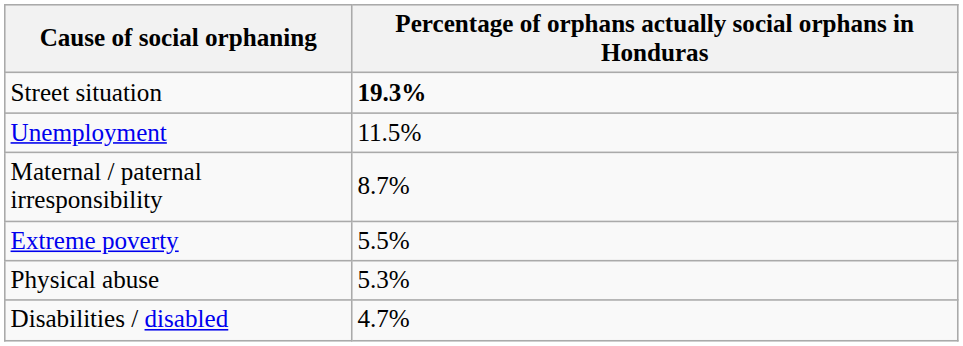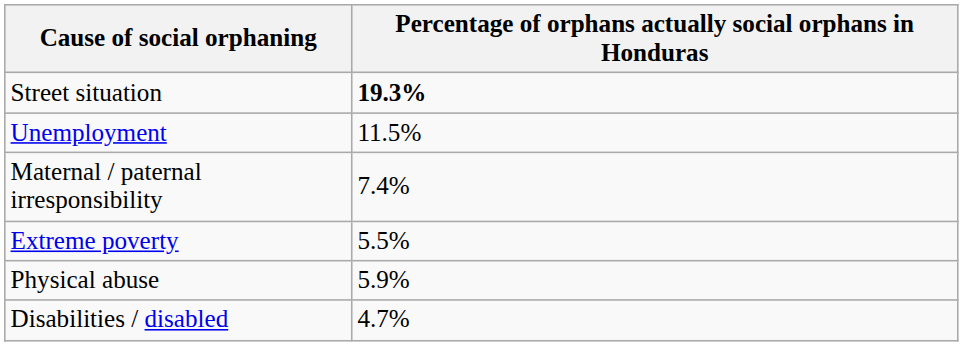(384, 186) 8.7% -> (384, 186) 7.4%
(384, 280) 5.3% -> (384, 280) 5.9%
